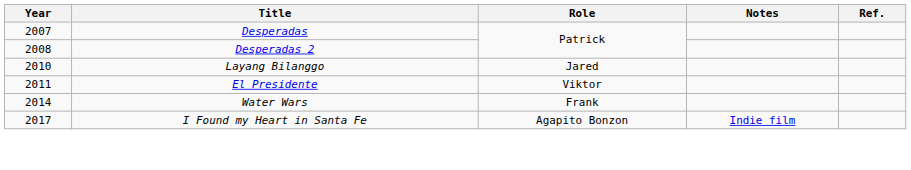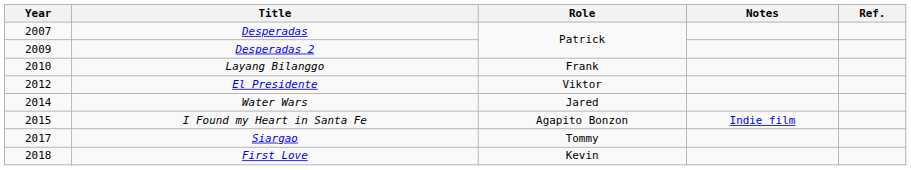(38, 49) 2008 -> (38, 49) 2009
(582, 67) Jared -> (582, 67) Frank
(38, 85) 2011 -> (38, 85) 2012
(582, 102) Frank -> (582, 102) Jared
(38, 120) 2017 -> (38, 120) 2015
+ row: (275, 138)
+ row: (275, 156)
